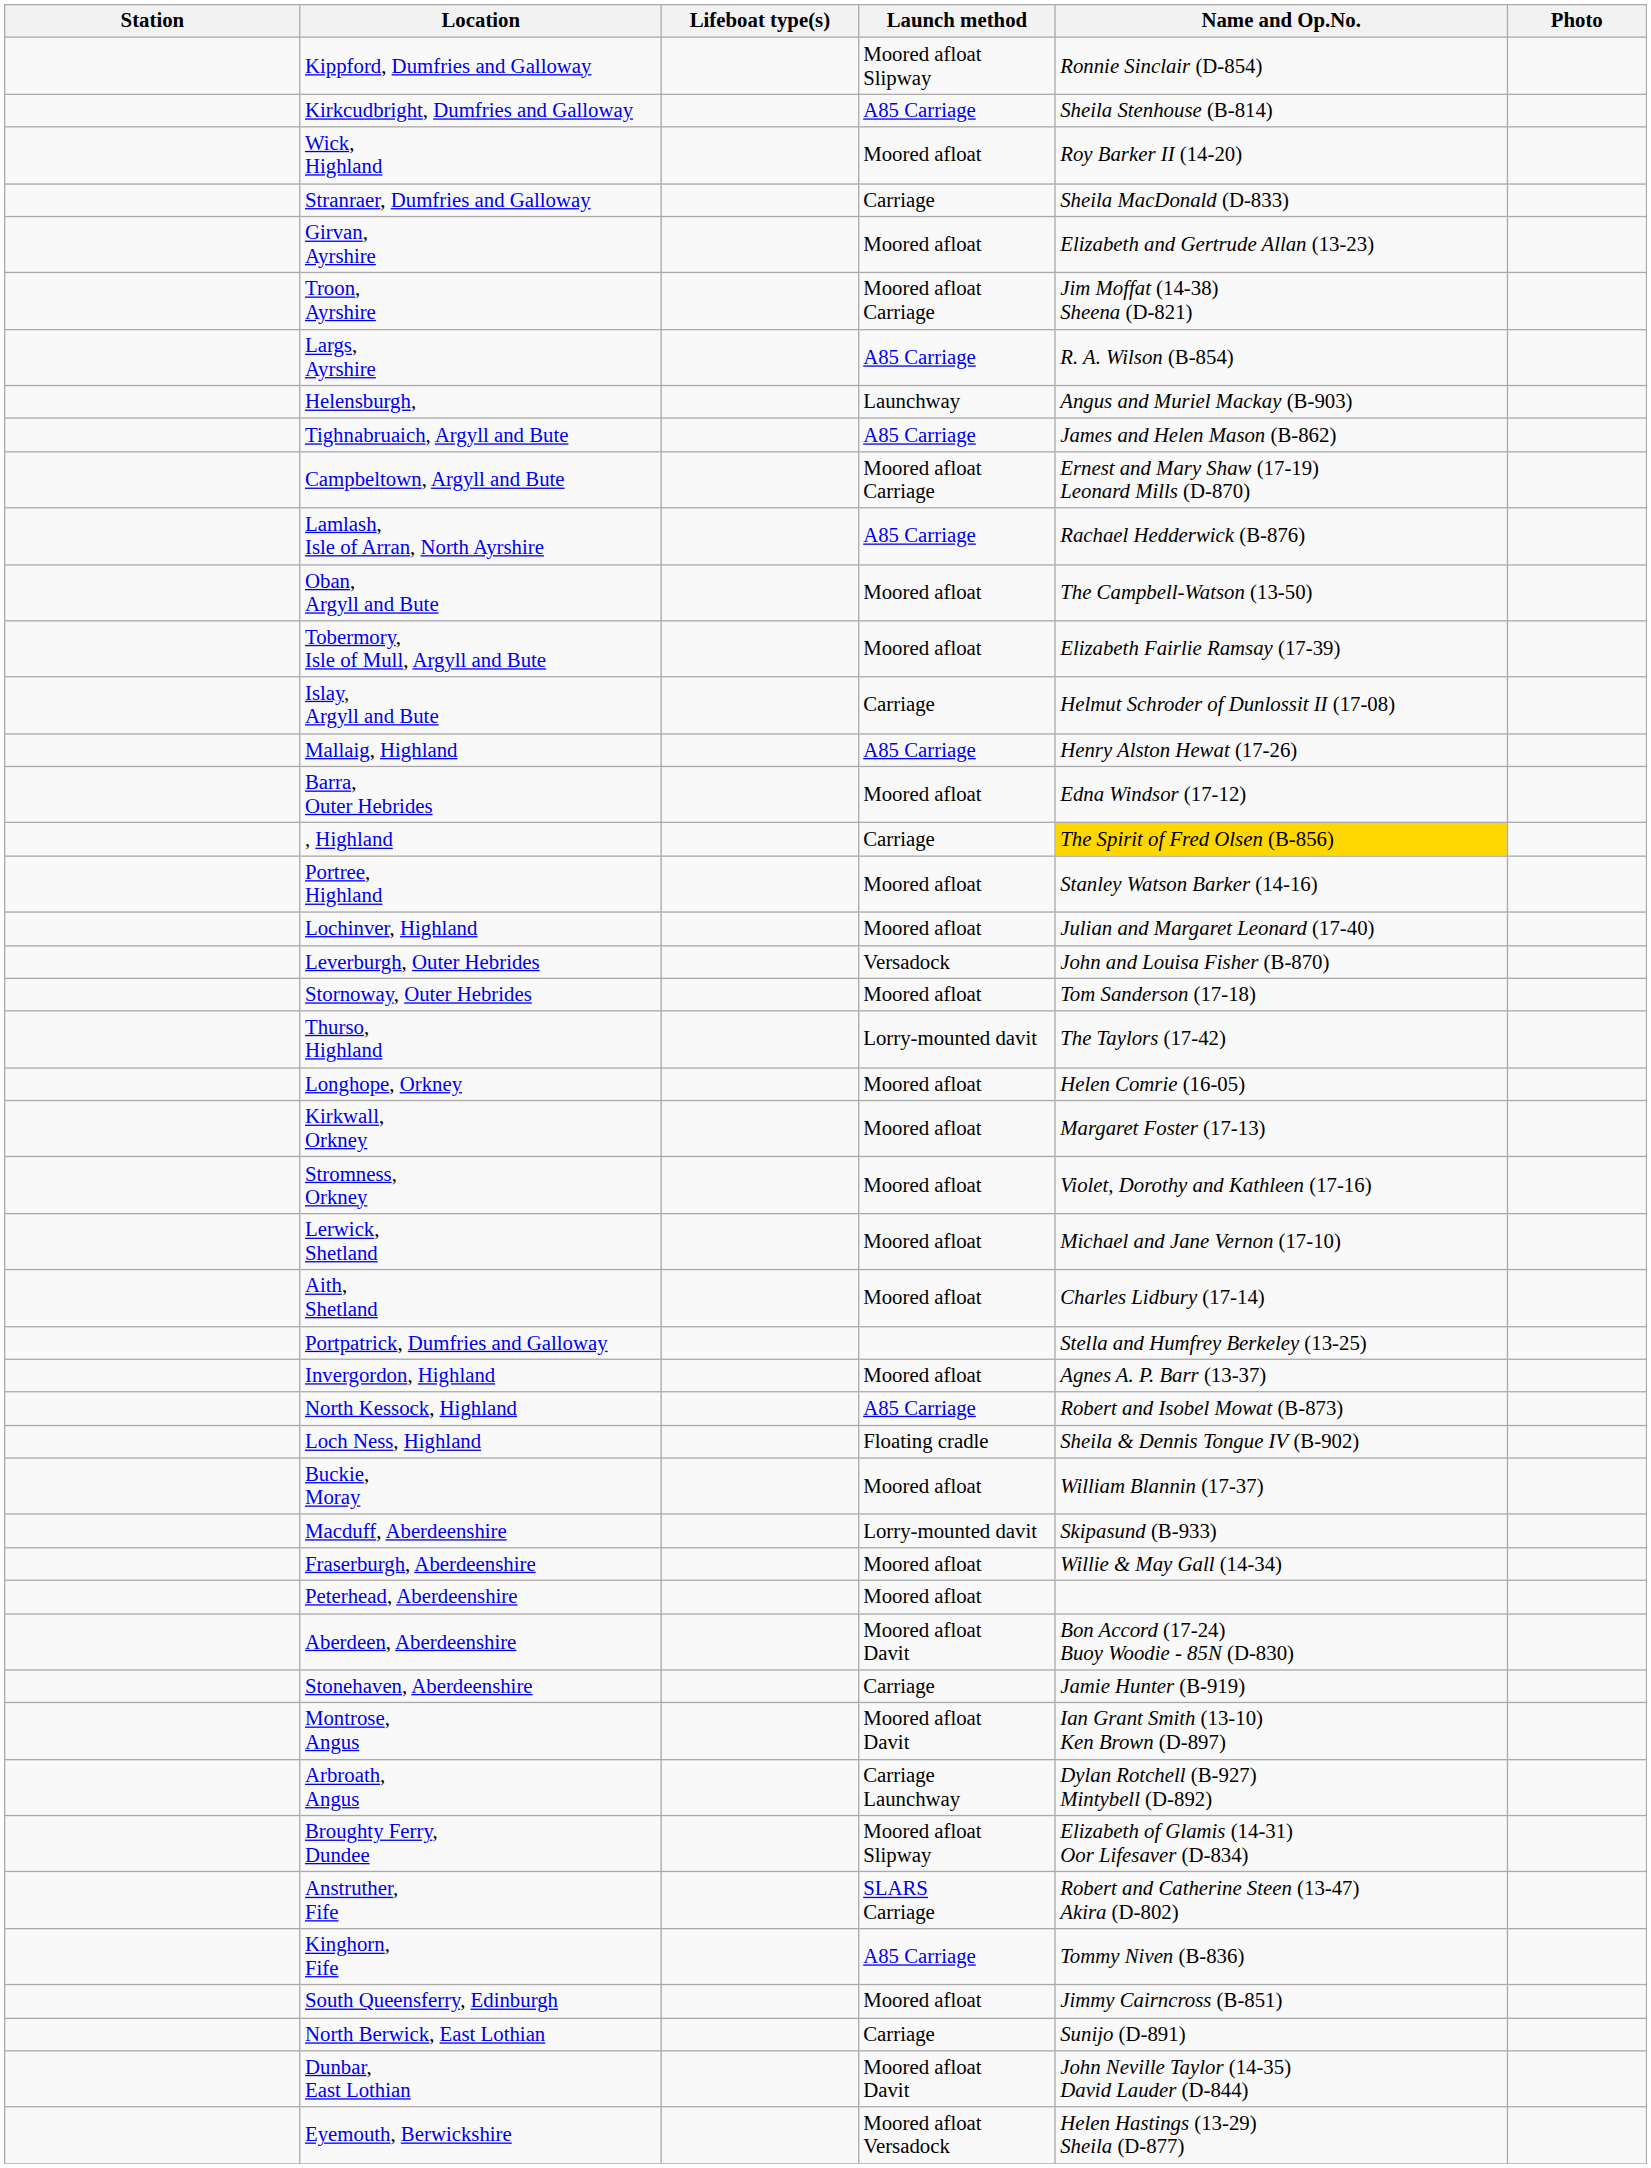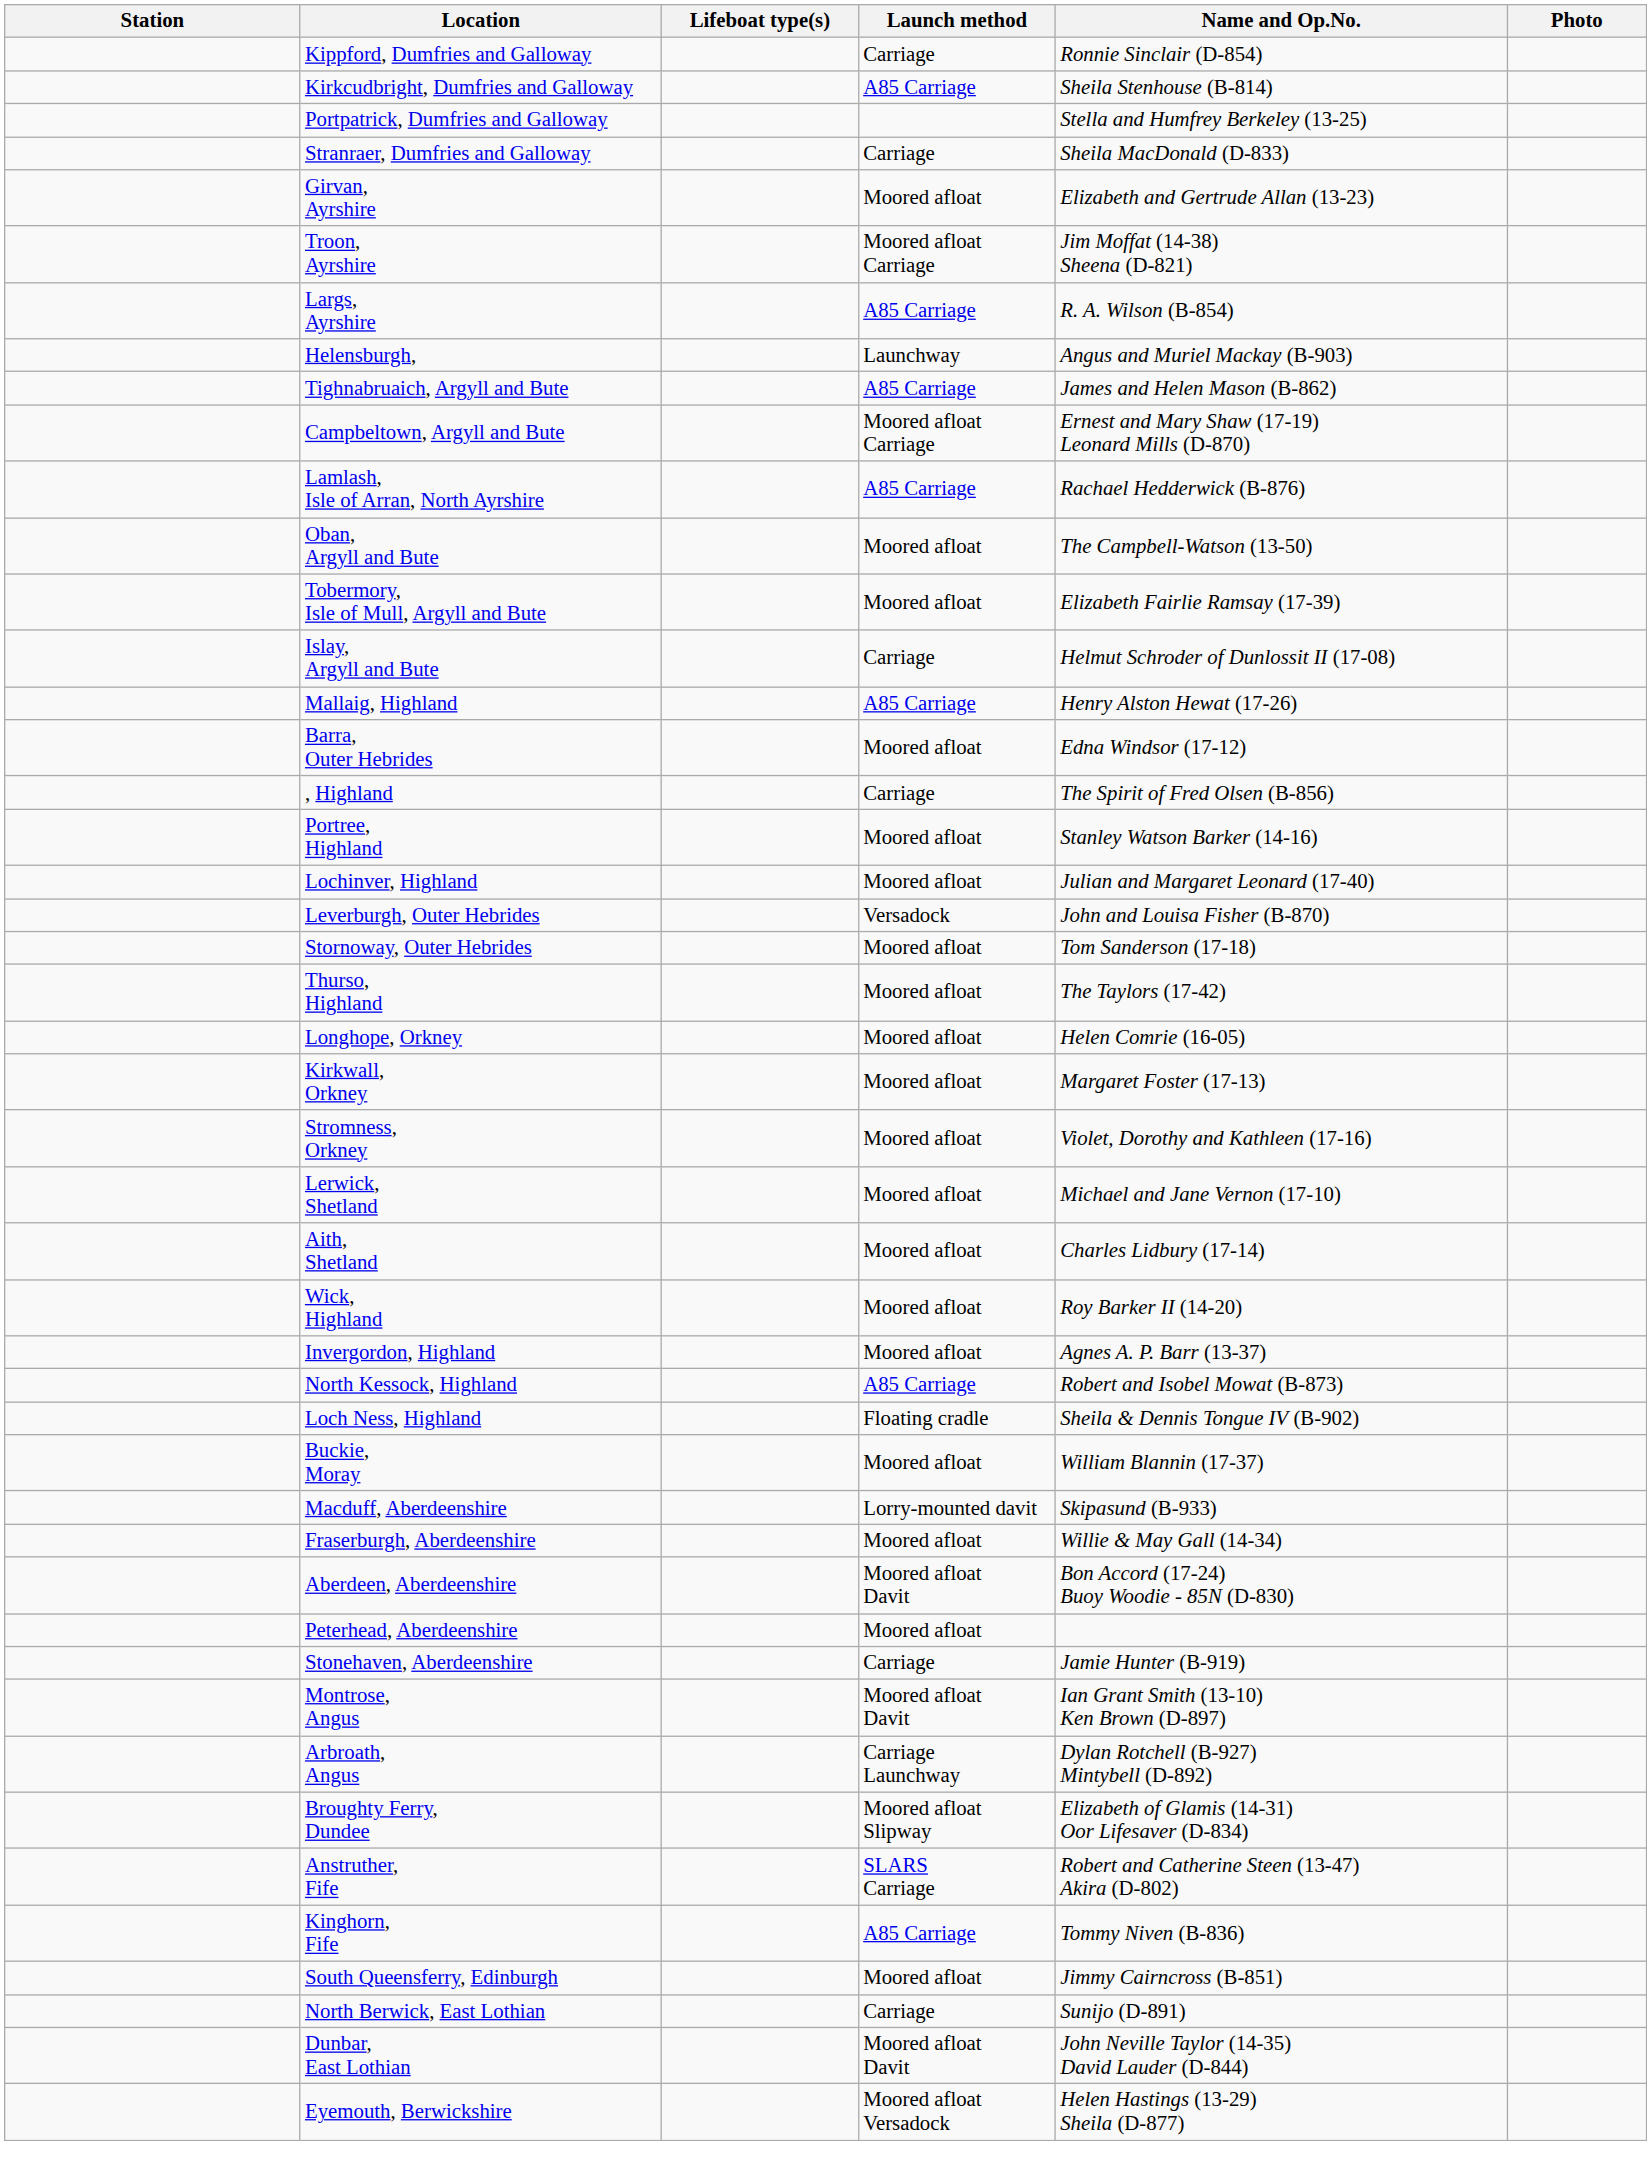(922, 65) Moored afloat Slipway -> (899, 53) Carriage
rows swapped: (456, 1342) <-> (344, 155)
(1197, 839) gold background -> (1197, 792) no background
(950, 1039) Lorry-mounted davit -> (922, 992) Moored afloat
rows swapped: (411, 1596) <-> (411, 1641)
